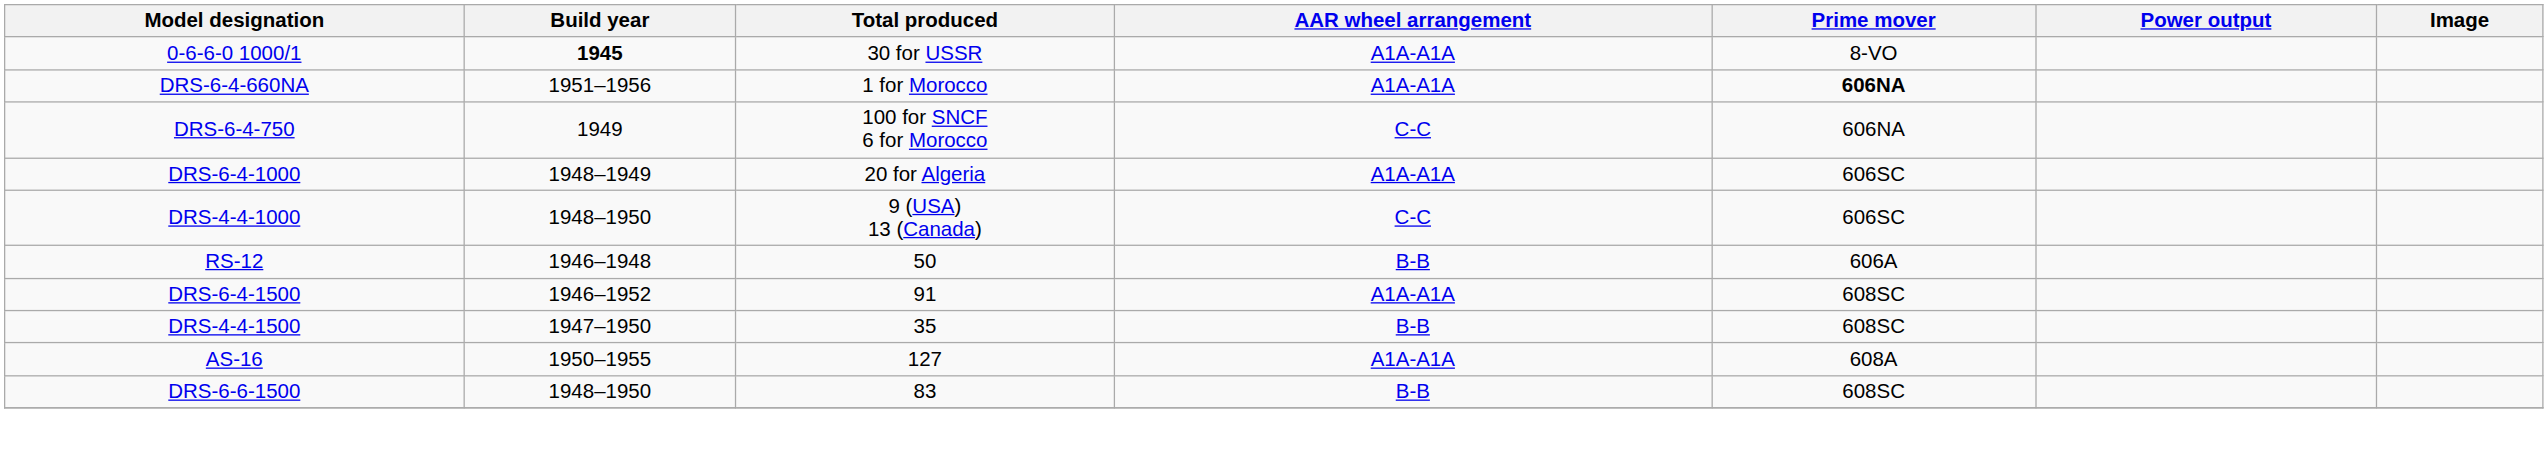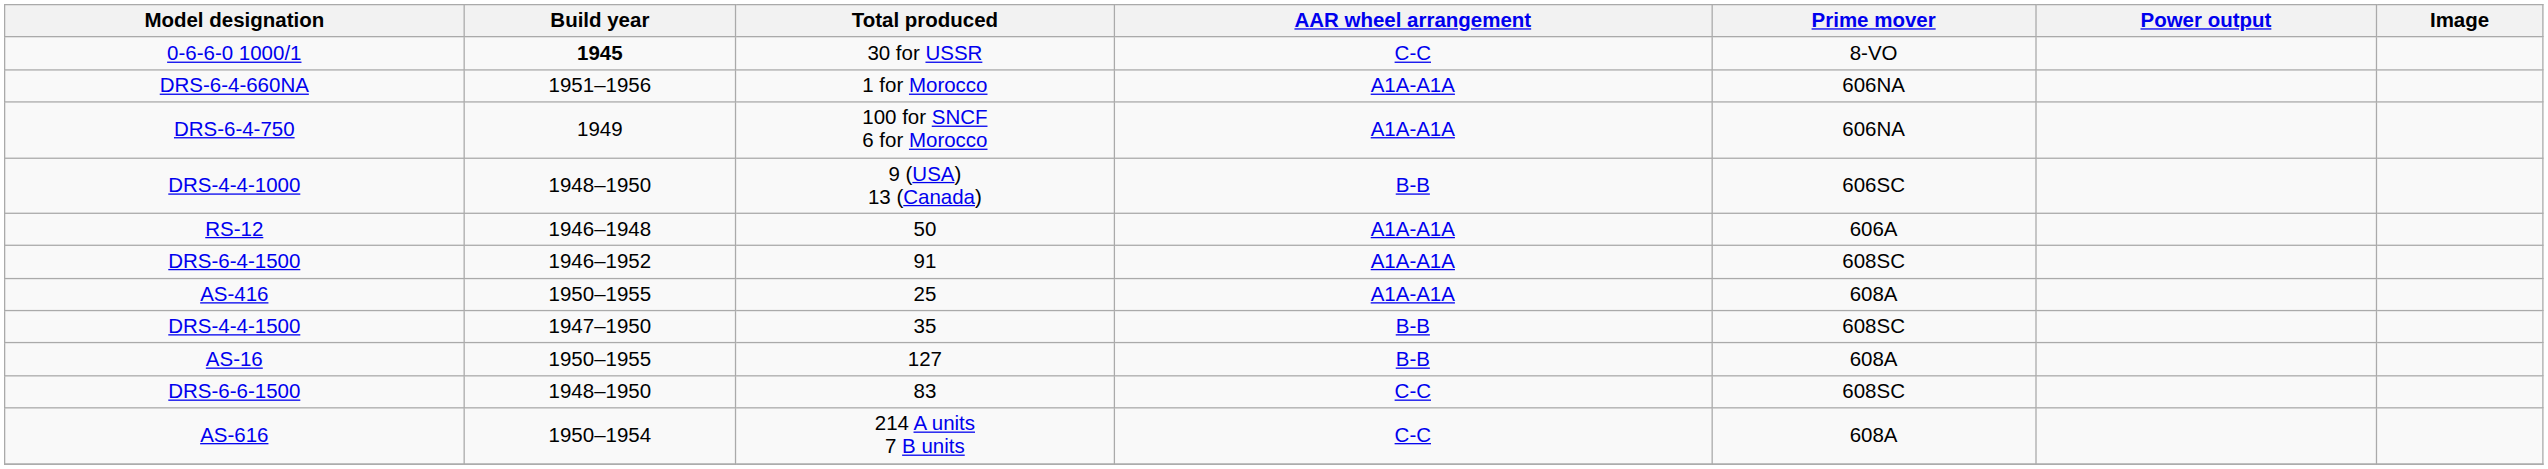(1413, 53) A1A-A1A -> (1413, 53) C-C
(1874, 85) bold -> (1874, 85) normal
(1413, 129) C-C -> (1413, 129) A1A-A1A
- row: (234, 173)
(1413, 217) C-C -> (1413, 185) B-B
(1413, 261) B-B -> (1413, 229) A1A-A1A
+ row: (234, 294)
(1413, 359) A1A-A1A -> (1413, 359) B-B
(1413, 391) B-B -> (1413, 391) C-C
+ row: (234, 435)
